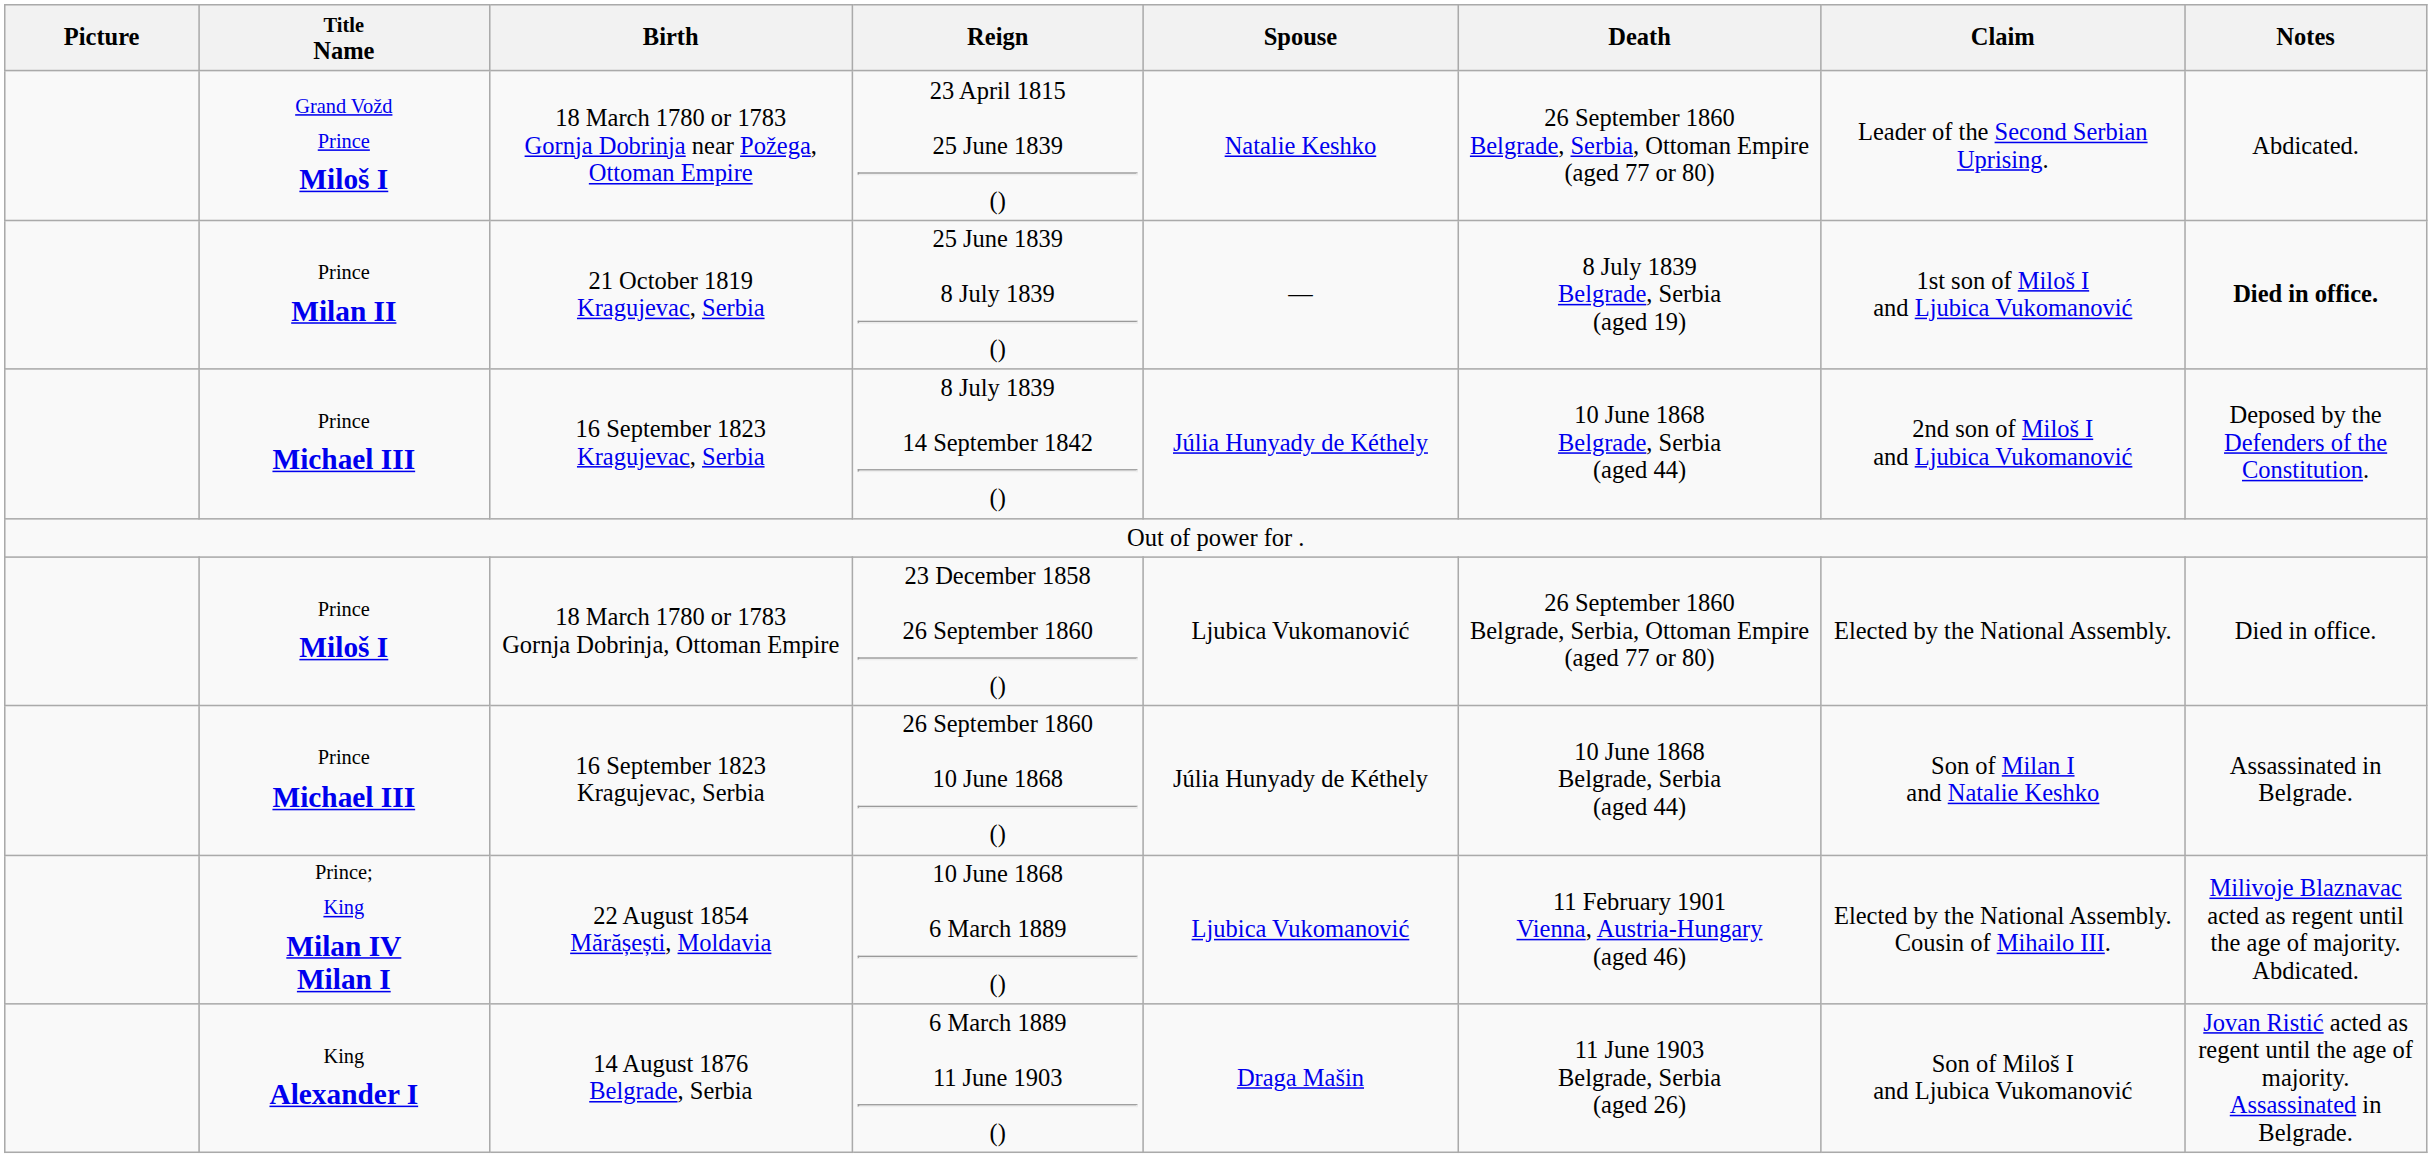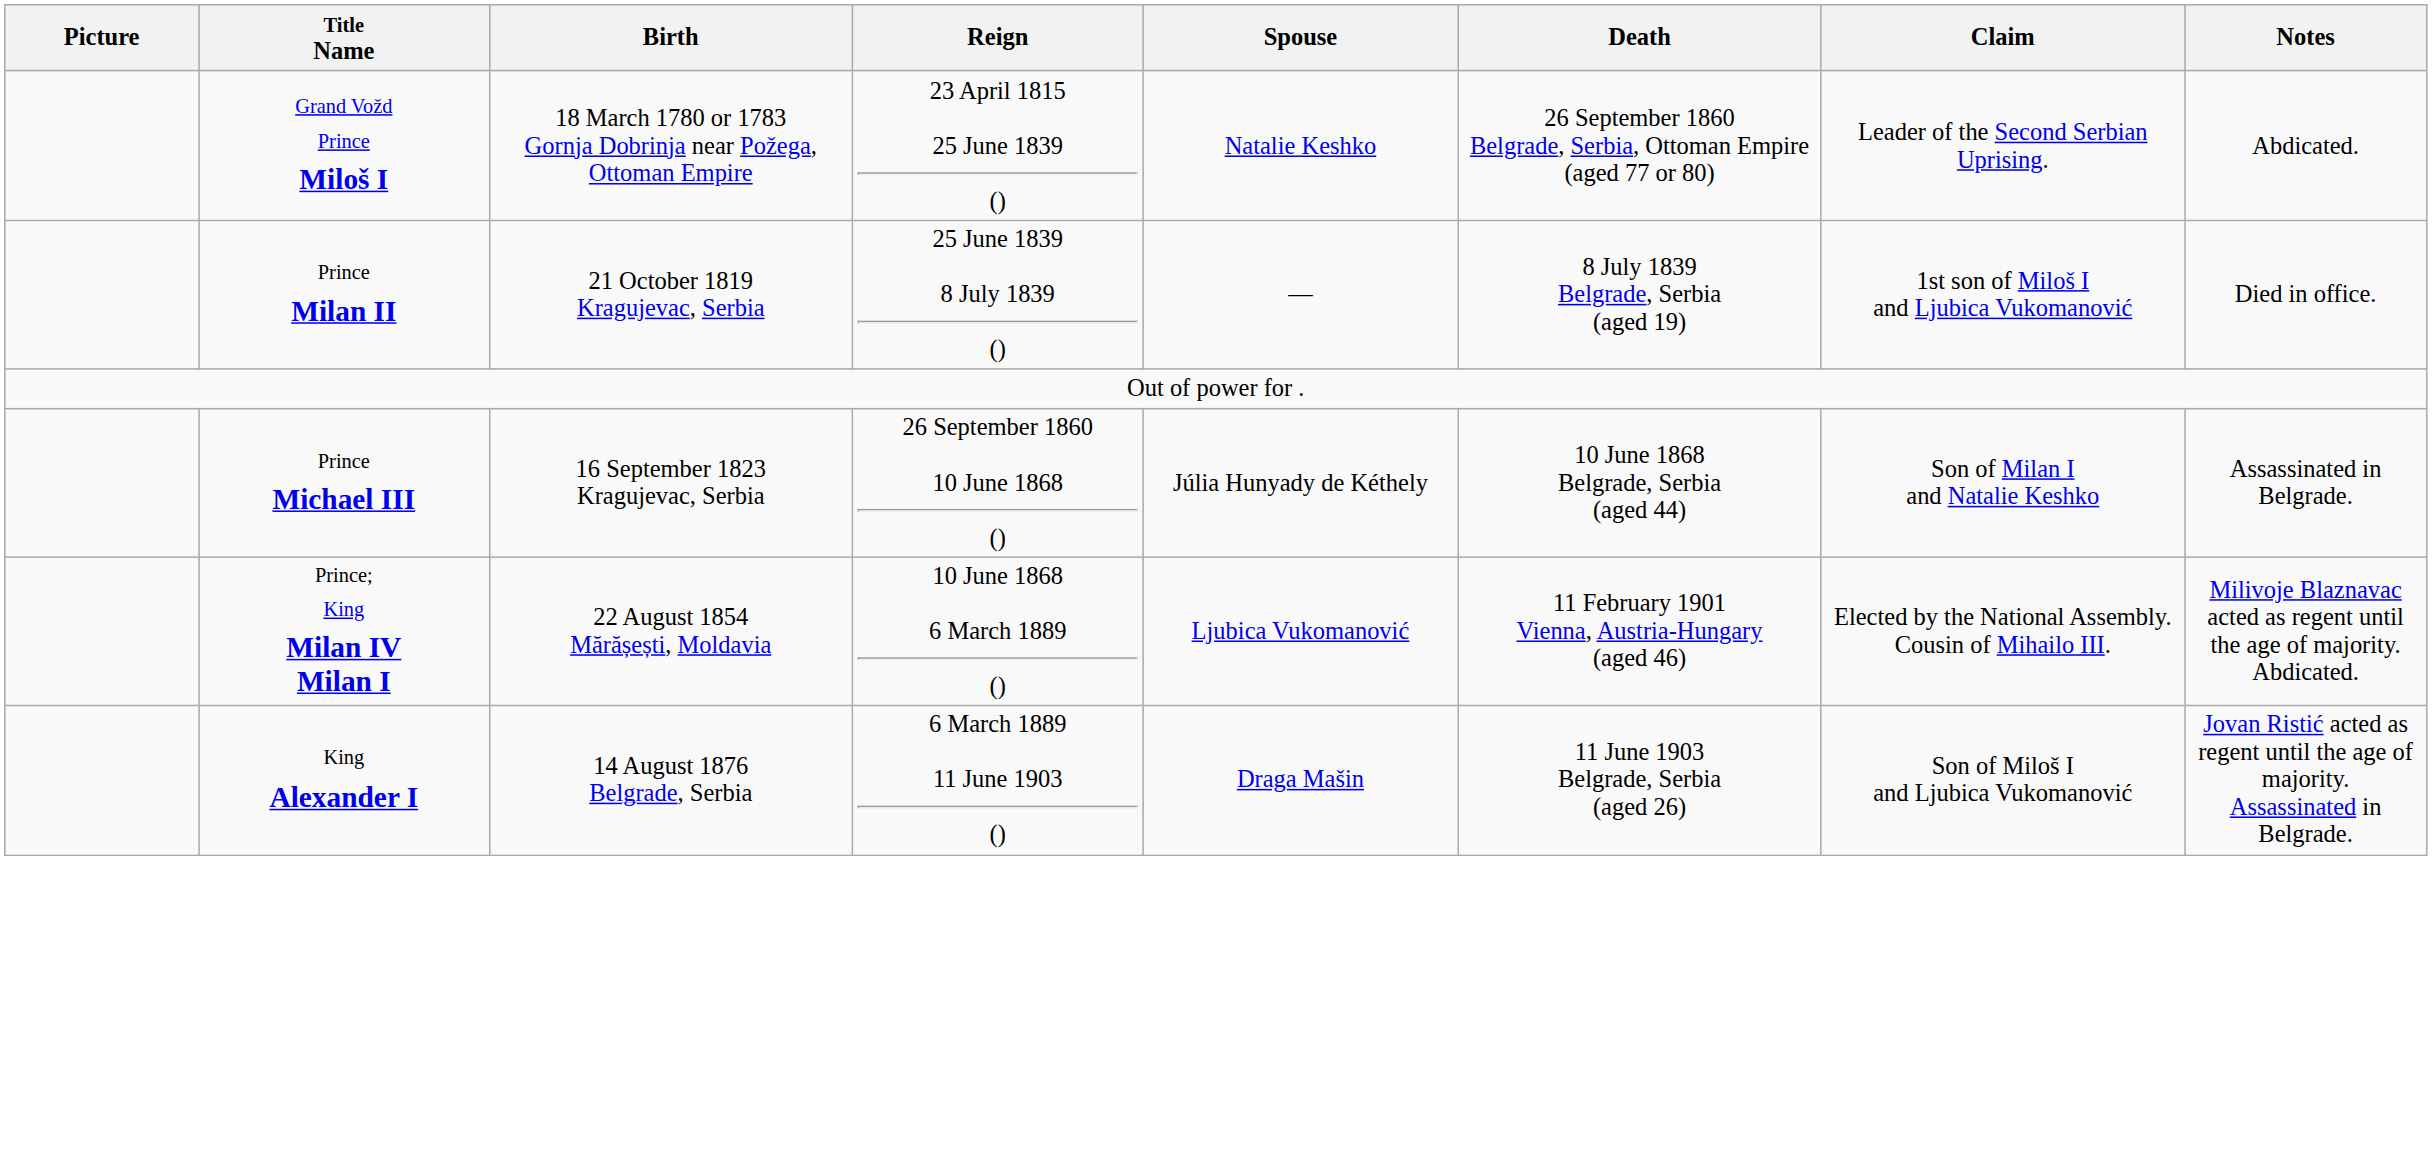(2306, 294) bold -> (2306, 294) normal
- row: (998, 443)
- row: (998, 631)
